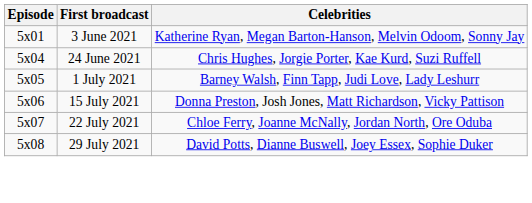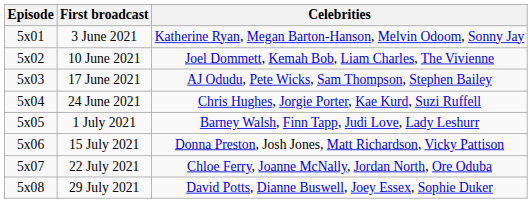+ row: (104, 58)
+ row: (104, 79)
